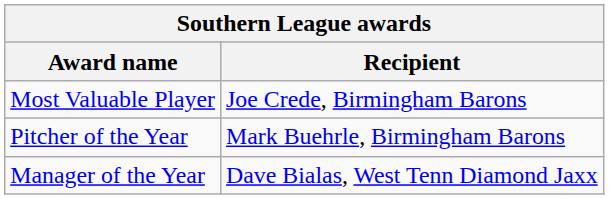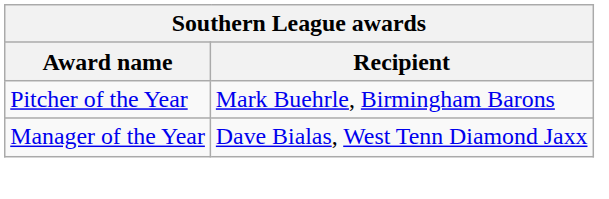- row: (113, 99)
